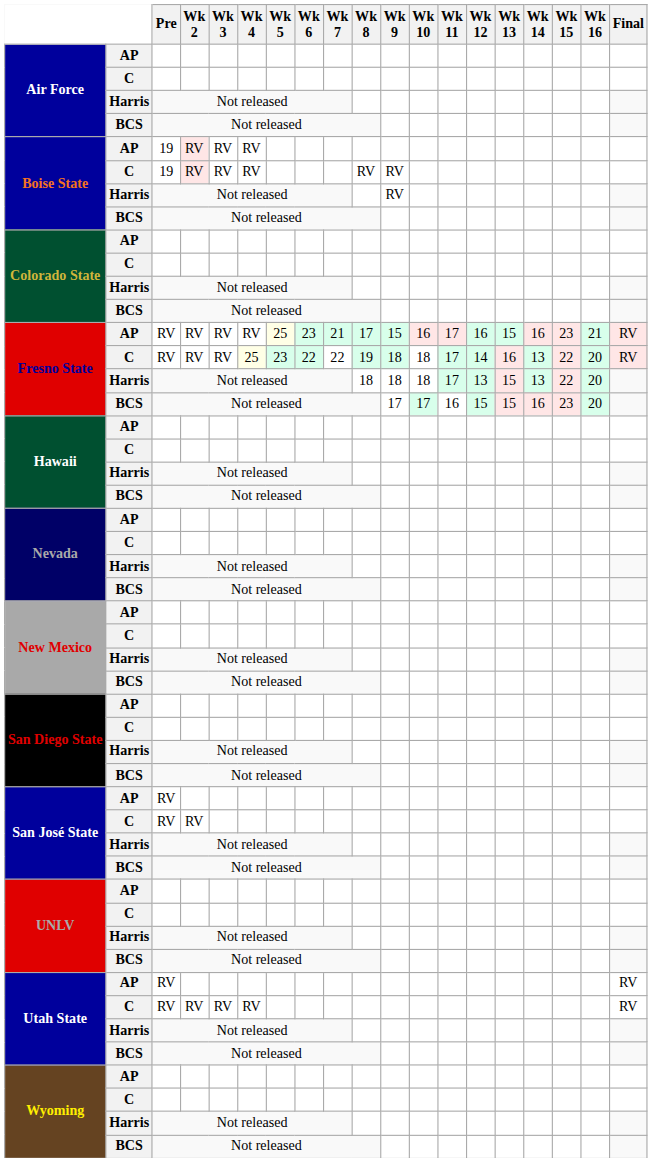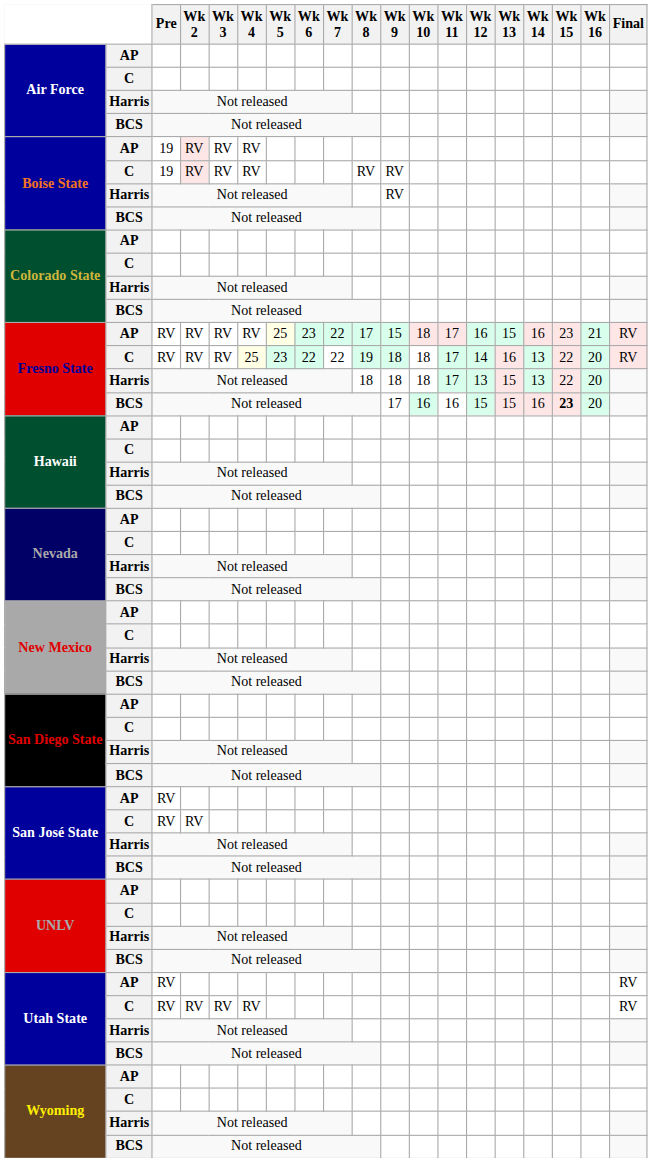(337, 334) 21 -> (337, 334) 22
(423, 334) 16 -> (423, 334) 18
(423, 403) 17 -> (423, 403) 16
(566, 403) normal -> (566, 403) bold
